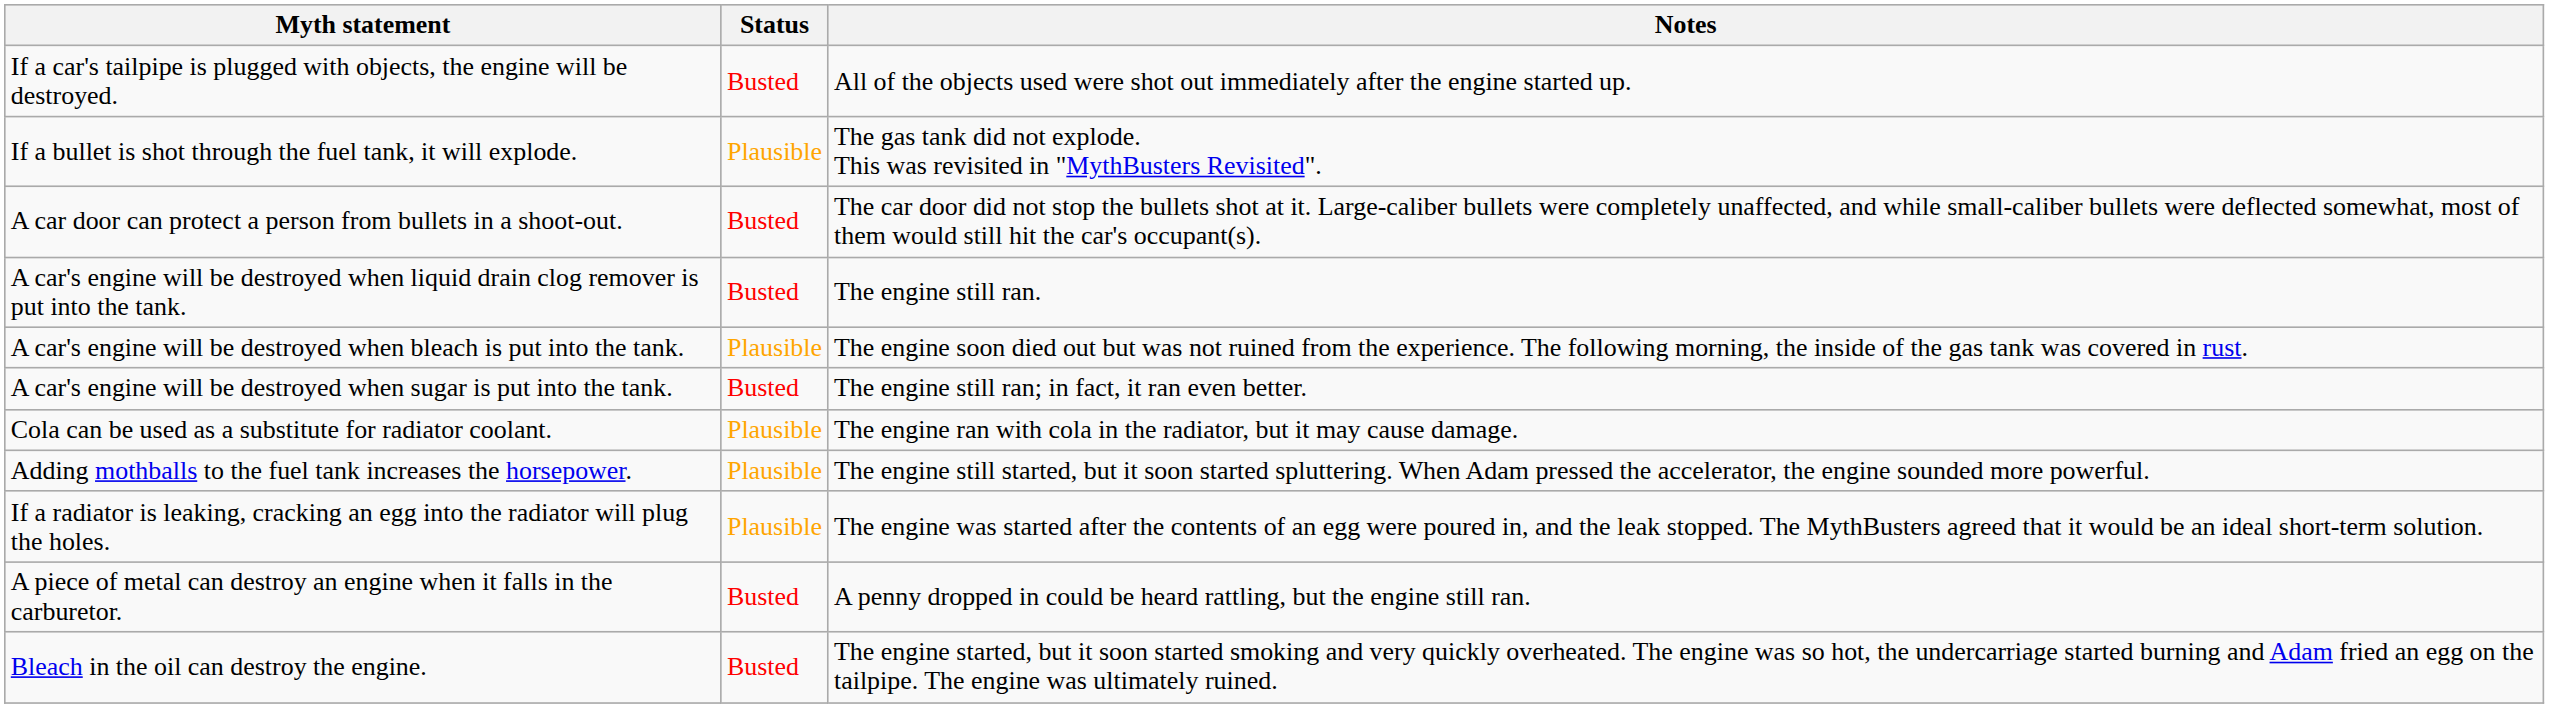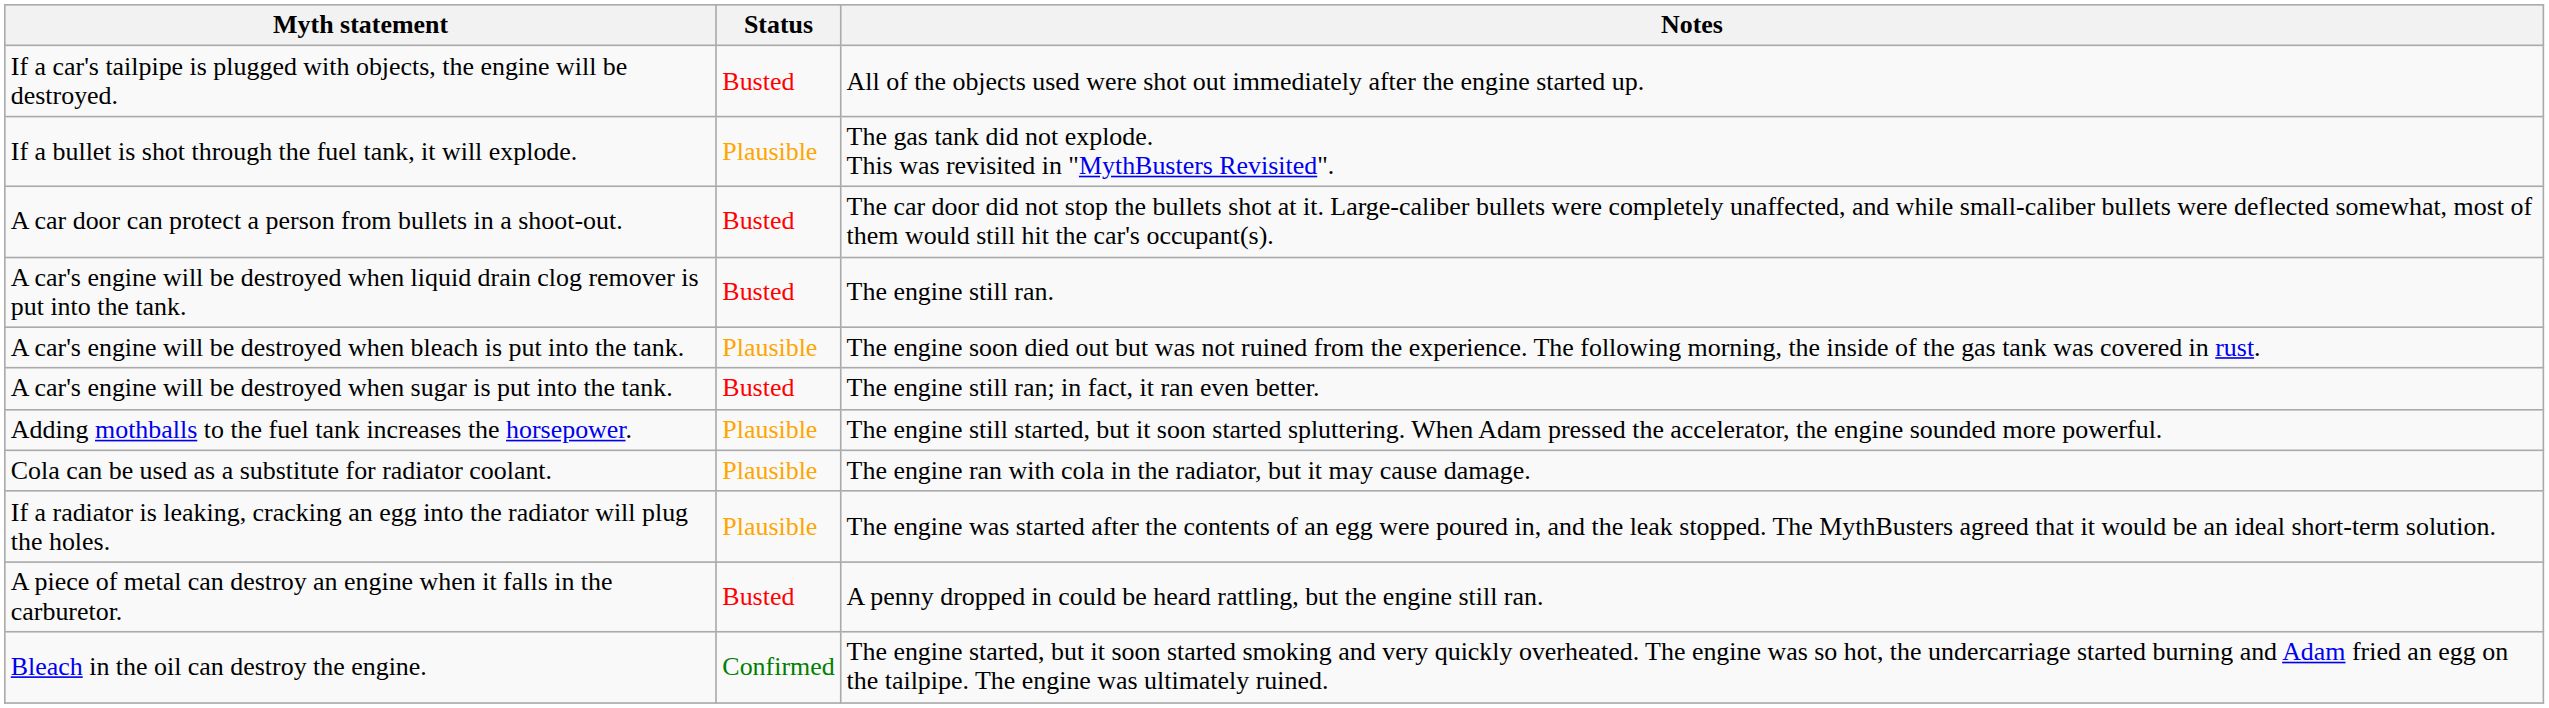rows swapped: (321, 470) <-> (281, 429)
(763, 666) Busted -> (778, 666) Confirmed
